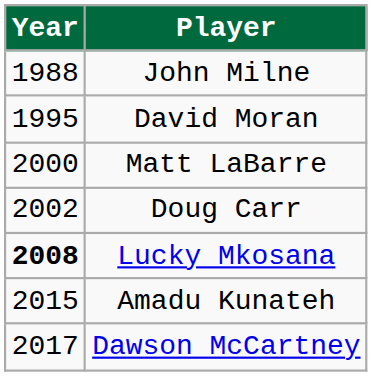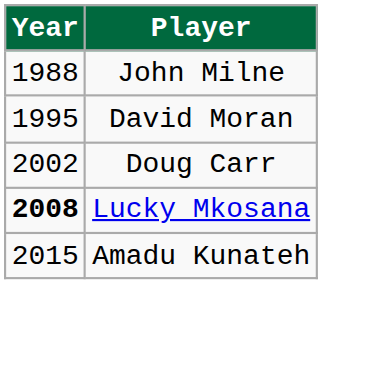- row: (226, 165)
- row: (226, 347)
